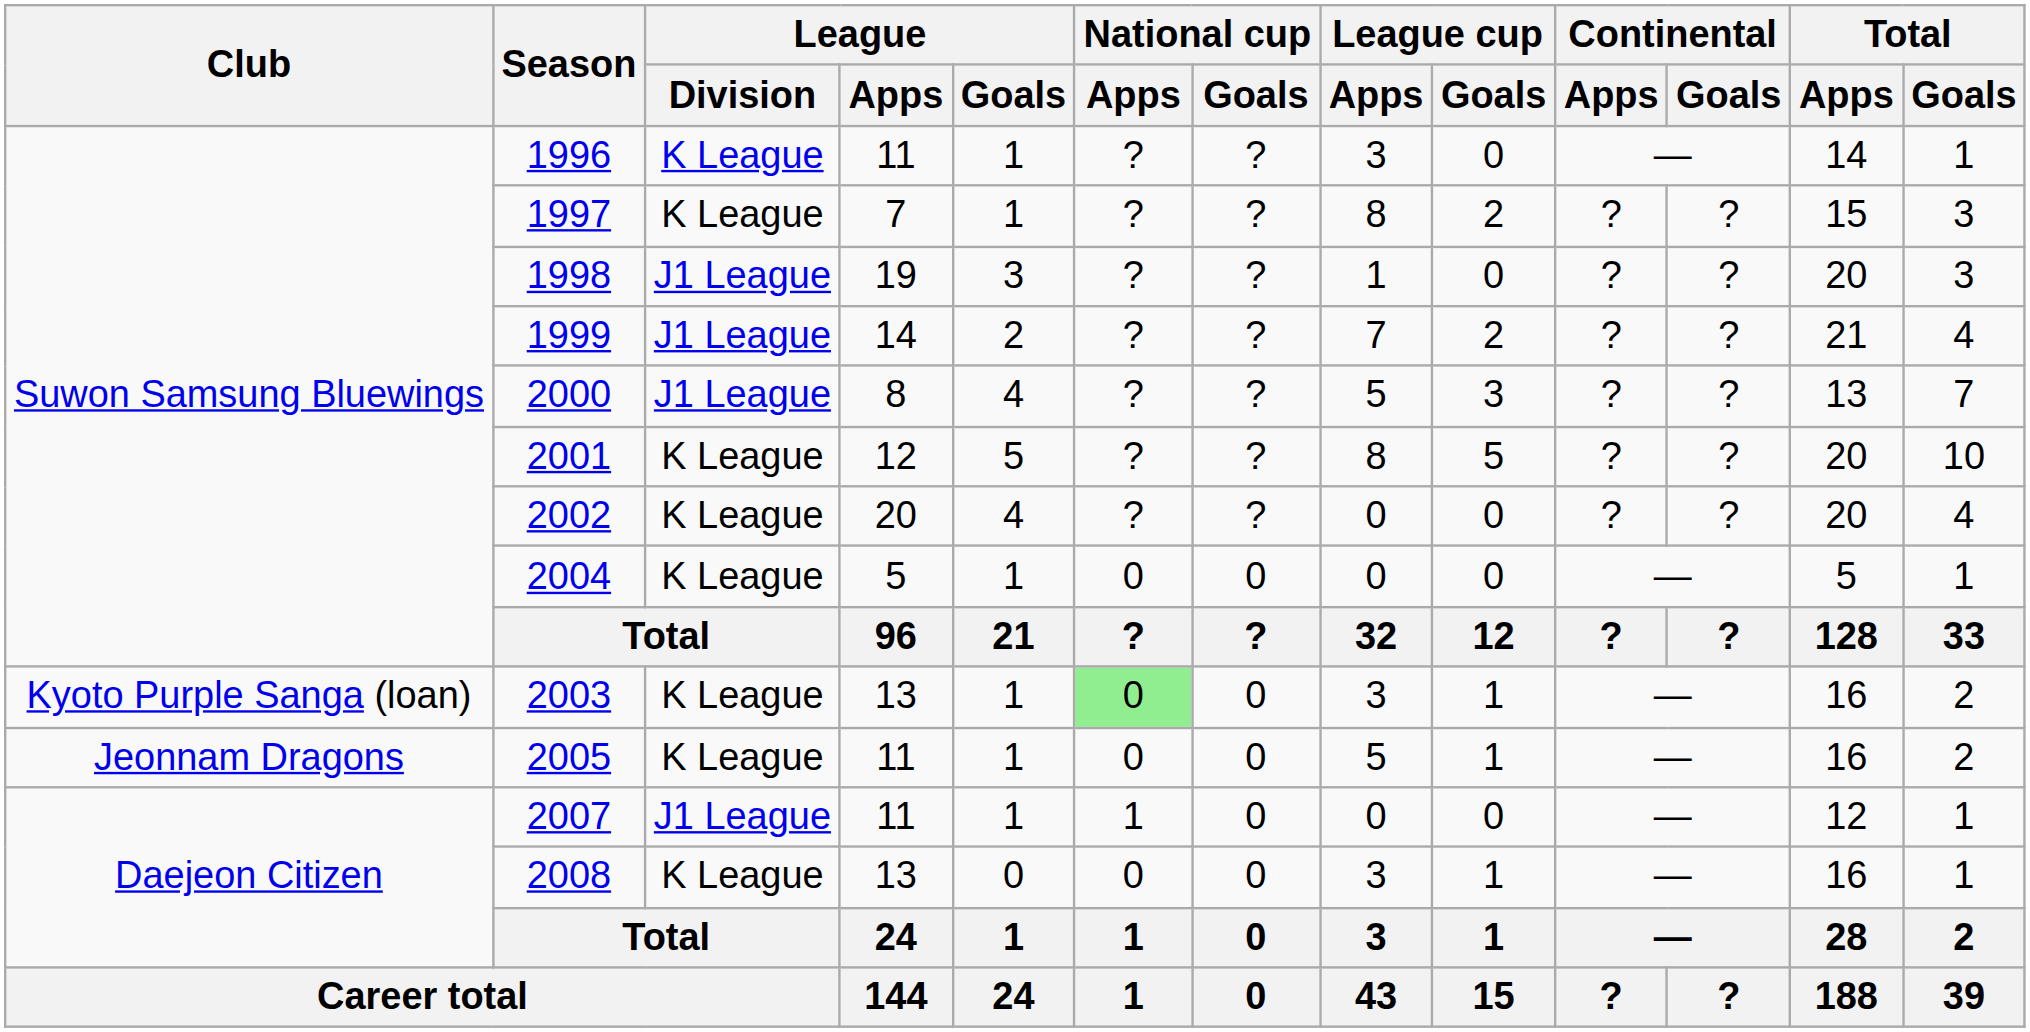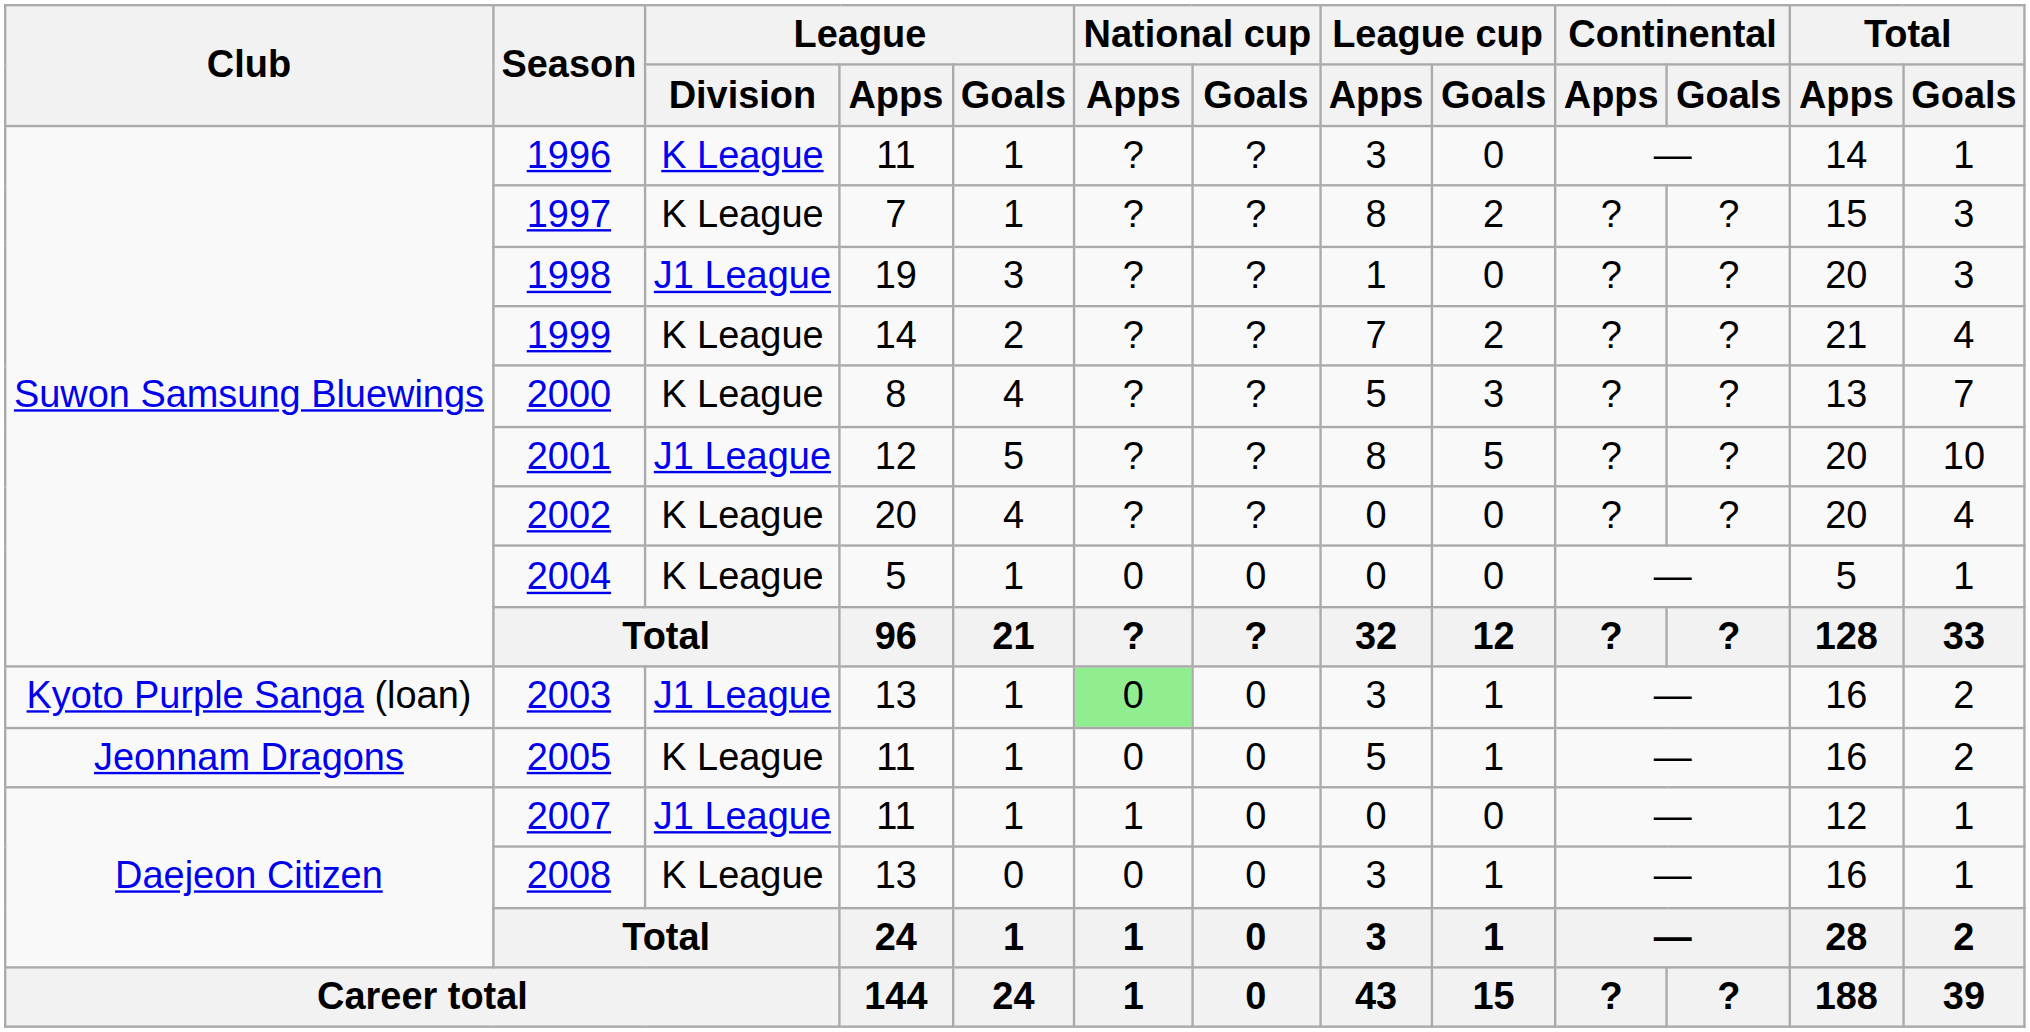(742, 335) J1 League -> (742, 335) K League
(742, 395) J1 League -> (742, 395) K League
(742, 455) K League -> (742, 455) J1 League
(742, 696) K League -> (742, 696) J1 League
